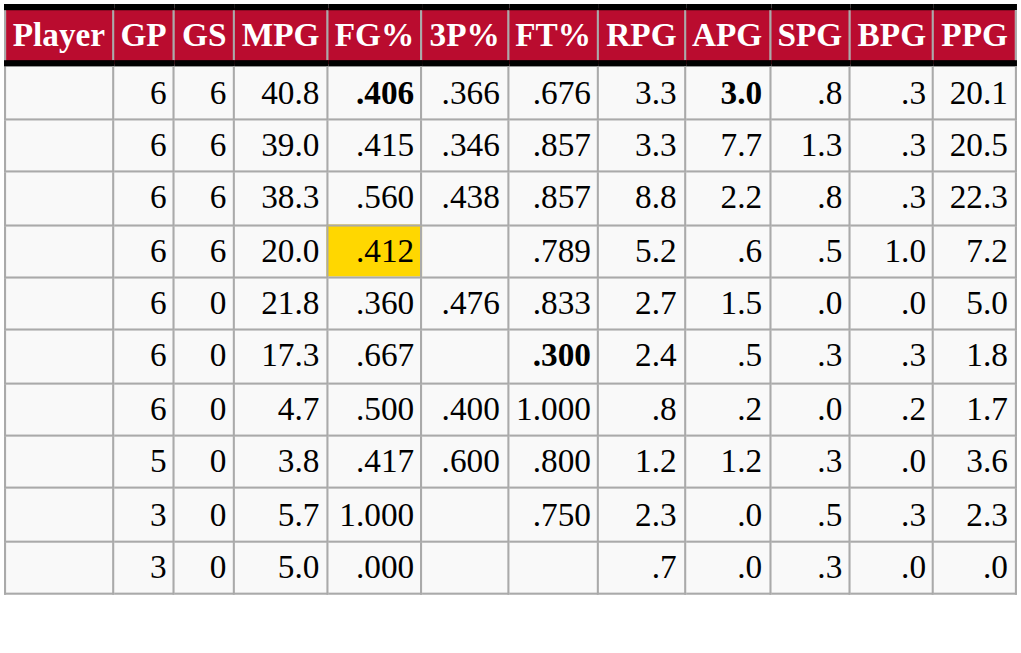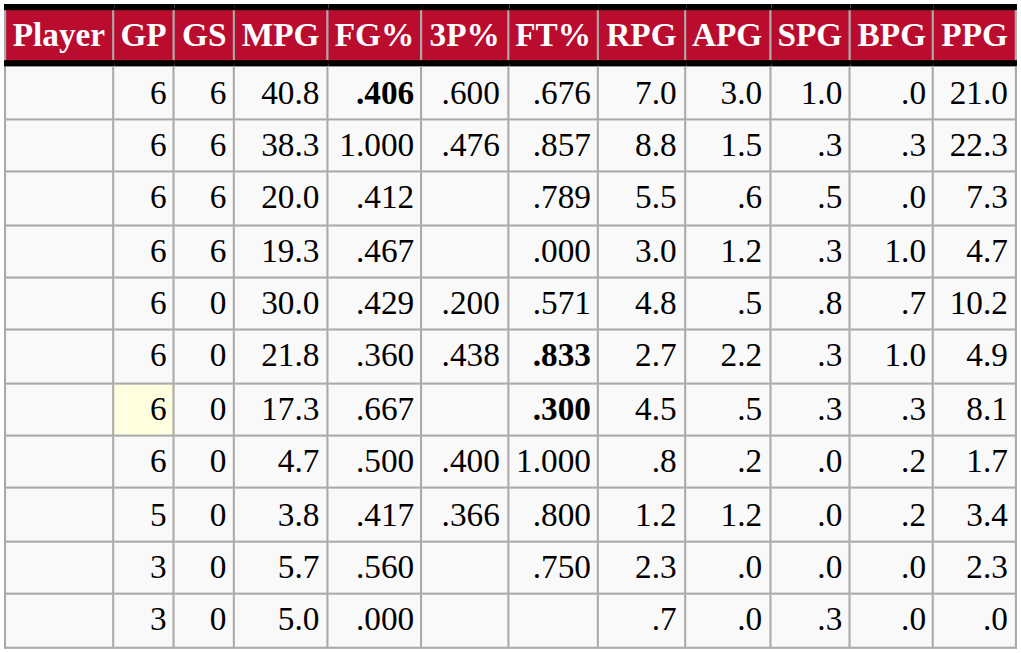(471, 91) .366 -> (471, 91) .600
(656, 91) 3.3 -> (656, 91) 7.0
(741, 91) bold -> (741, 91) normal
(830, 91) .8 -> (821, 91) 1.0
(914, 91) .3 -> (914, 91) .0
(979, 91) 20.1 -> (979, 91) 21.0
- row: (290, 144)
(385, 197) .560 -> (377, 144) 1.000
(471, 197) .438 -> (471, 144) .476
(741, 197) 2.2 -> (741, 144) 1.5
(830, 197) .8 -> (830, 144) .3
(385, 250) gold background -> (385, 197) no background
(656, 250) 5.2 -> (656, 197) 5.5
(905, 250) 1.0 -> (914, 197) .0
(987, 250) 7.2 -> (987, 197) 7.3
+ row: (290, 250)
+ row: (290, 303)
(471, 303) .476 -> (471, 355) .438
(562, 303) normal -> (562, 355) bold
(741, 303) 1.5 -> (741, 355) 2.2
(830, 303) .0 -> (830, 355) .3
(914, 303) .0 -> (905, 355) 1.0
(987, 303) 5.0 -> (987, 355) 4.9
(158, 355) no background -> (158, 408) lightyellow background
(656, 355) 2.4 -> (656, 408) 4.5
(987, 355) 1.8 -> (987, 408) 8.1
(471, 461) .600 -> (471, 514) .366
(830, 461) .3 -> (830, 514) .0
(914, 461) .0 -> (914, 514) .2
(987, 461) 3.6 -> (987, 514) 3.4
(377, 514) 1.000 -> (385, 567) .560
(830, 514) .5 -> (830, 567) .0
(914, 514) .3 -> (914, 567) .0
